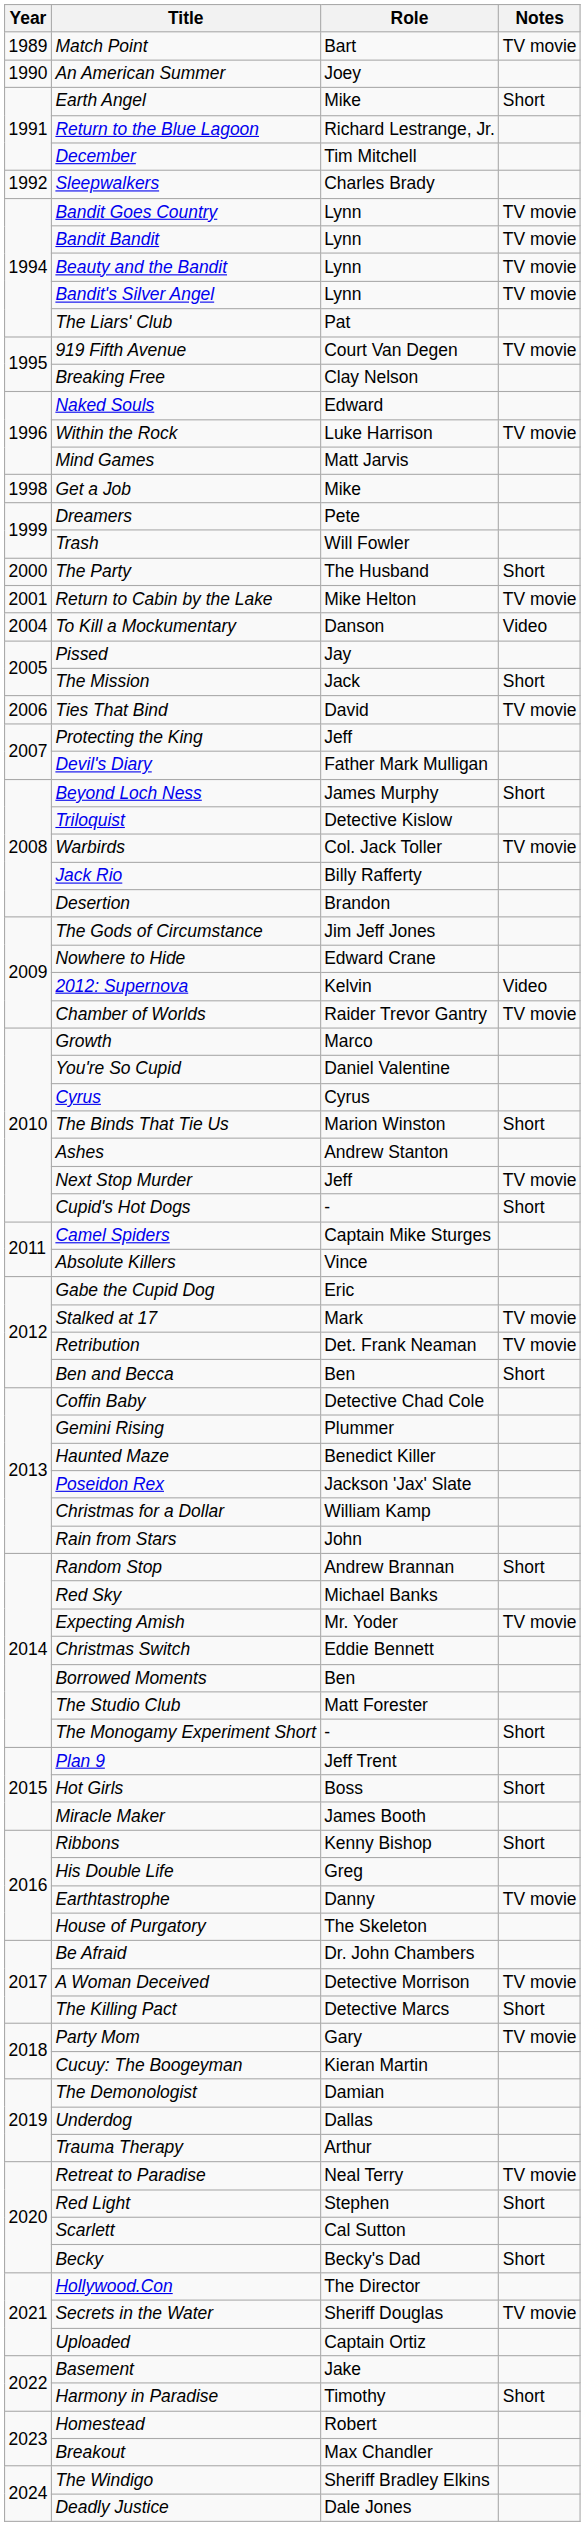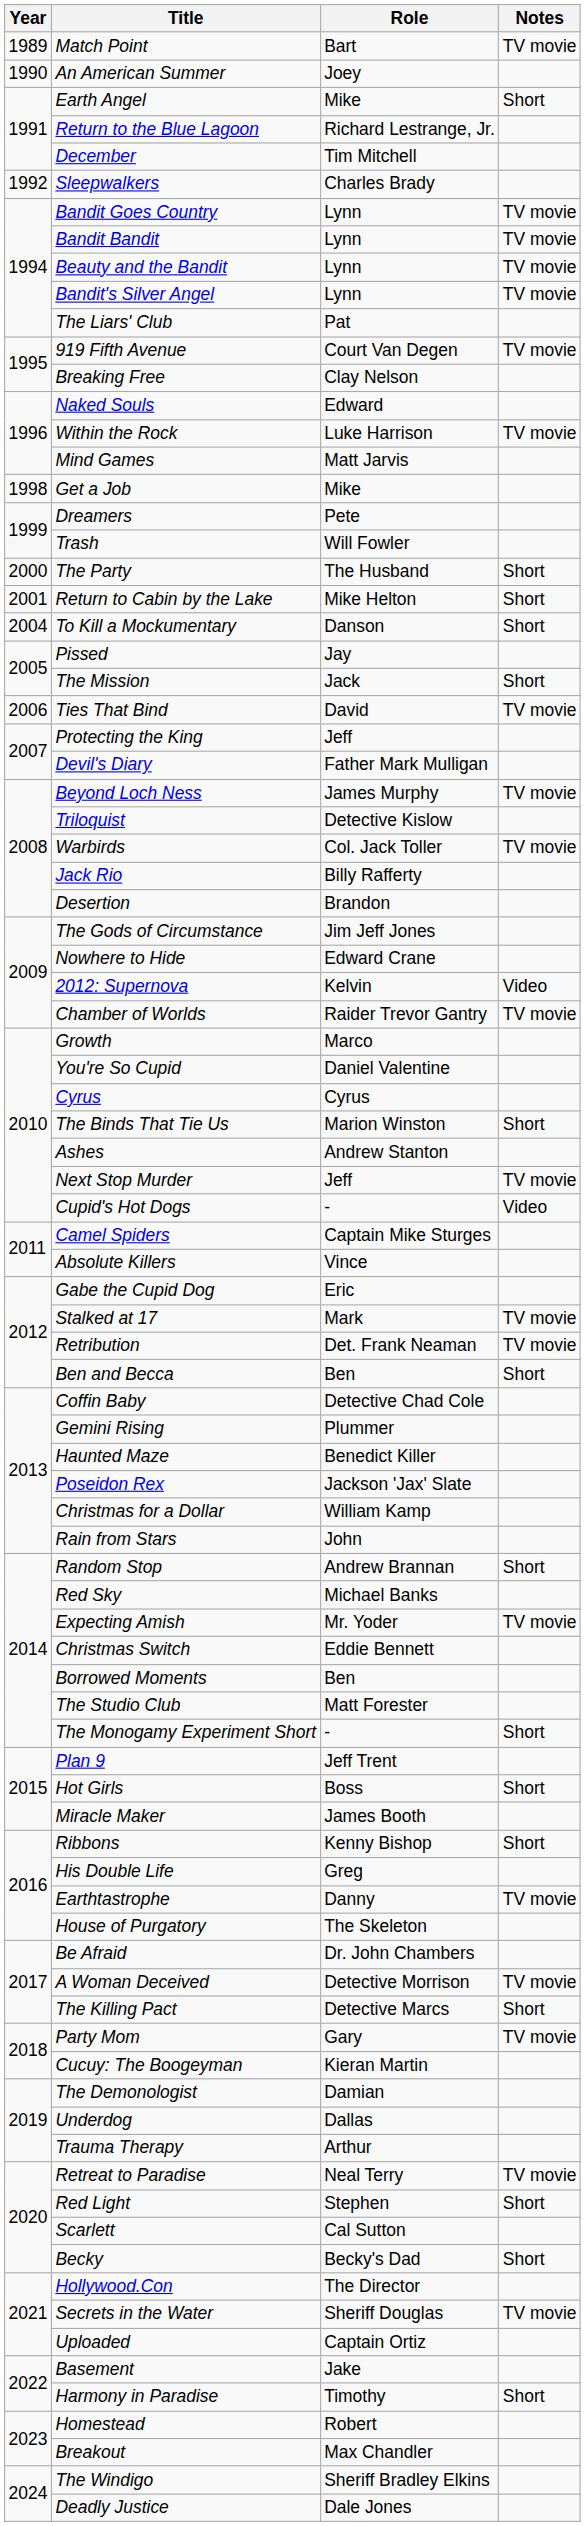(540, 599) TV movie -> (524, 599) Short
(525, 626) Video -> (524, 626) Short
(524, 792) Short -> (540, 792) TV movie
(524, 1207) Short -> (525, 1207) Video
